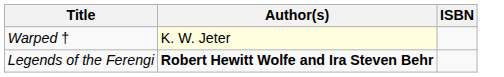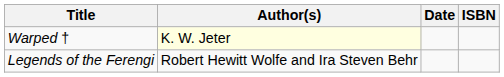+ column: (440, 15)
(297, 60) bold -> (289, 60) normal
